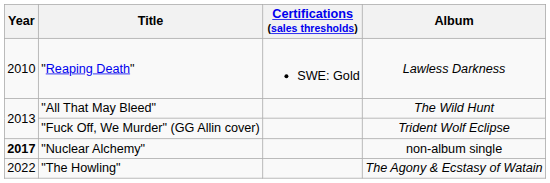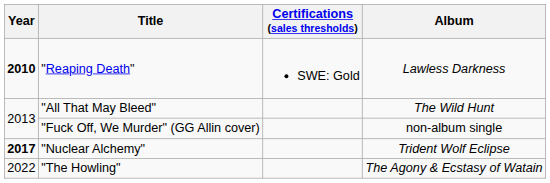(21, 68) normal -> (21, 68) bold
(454, 128) Trident Wolf Eclipse -> (454, 128) non-album single
(454, 148) non-album single -> (454, 148) Trident Wolf Eclipse
